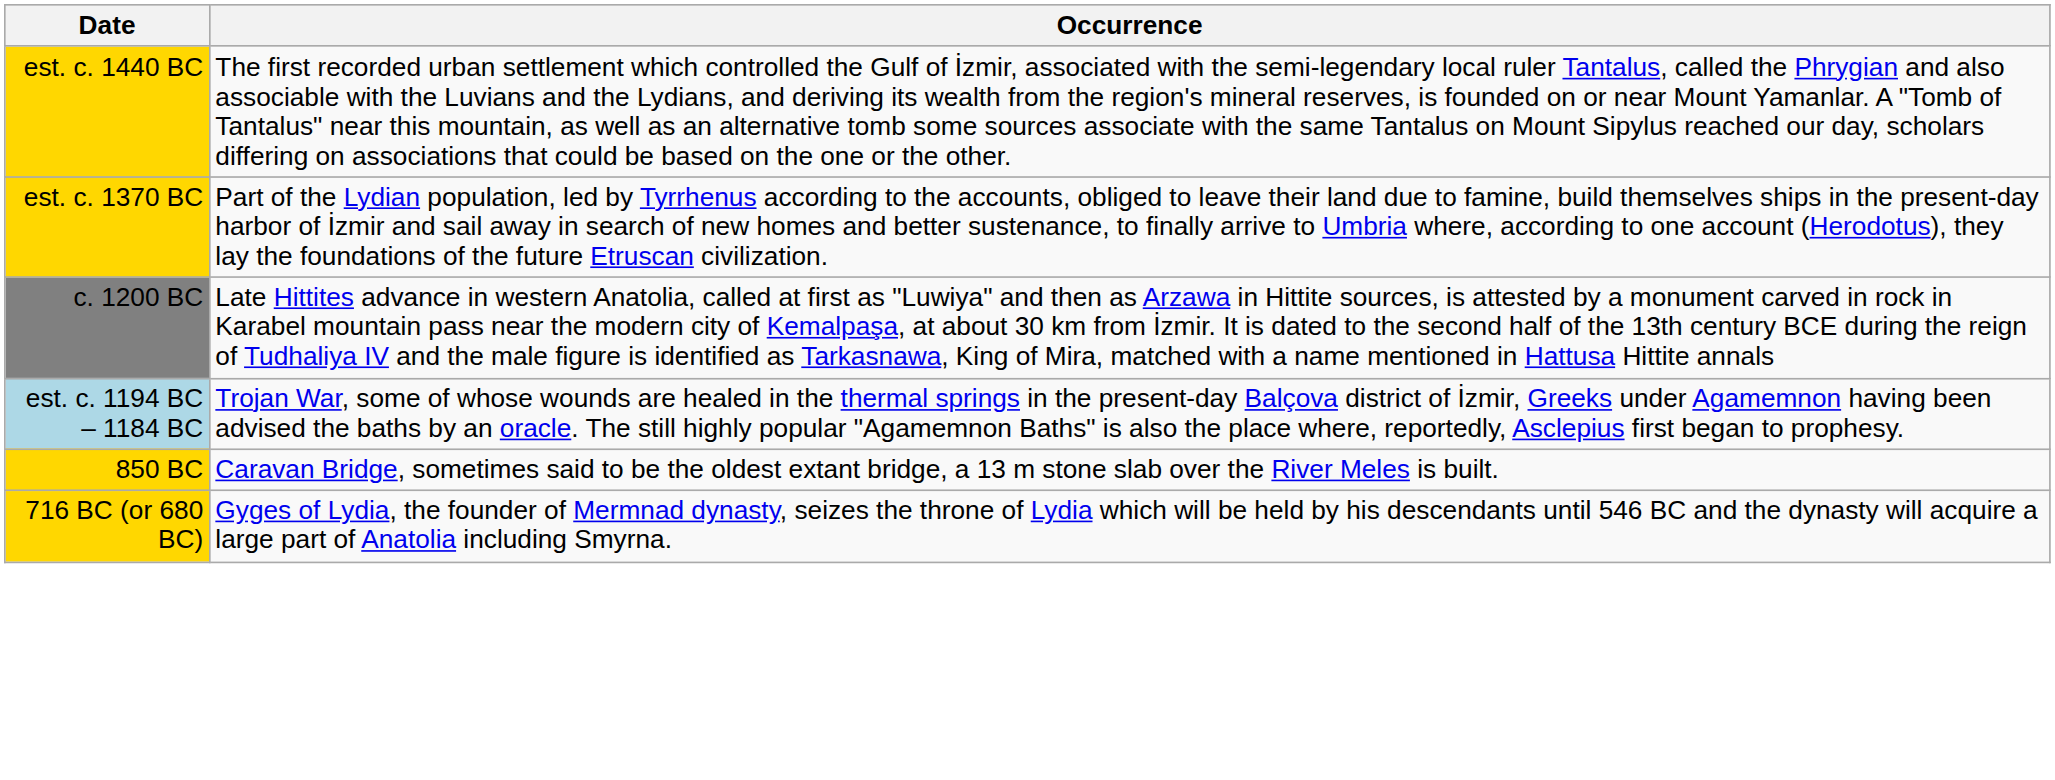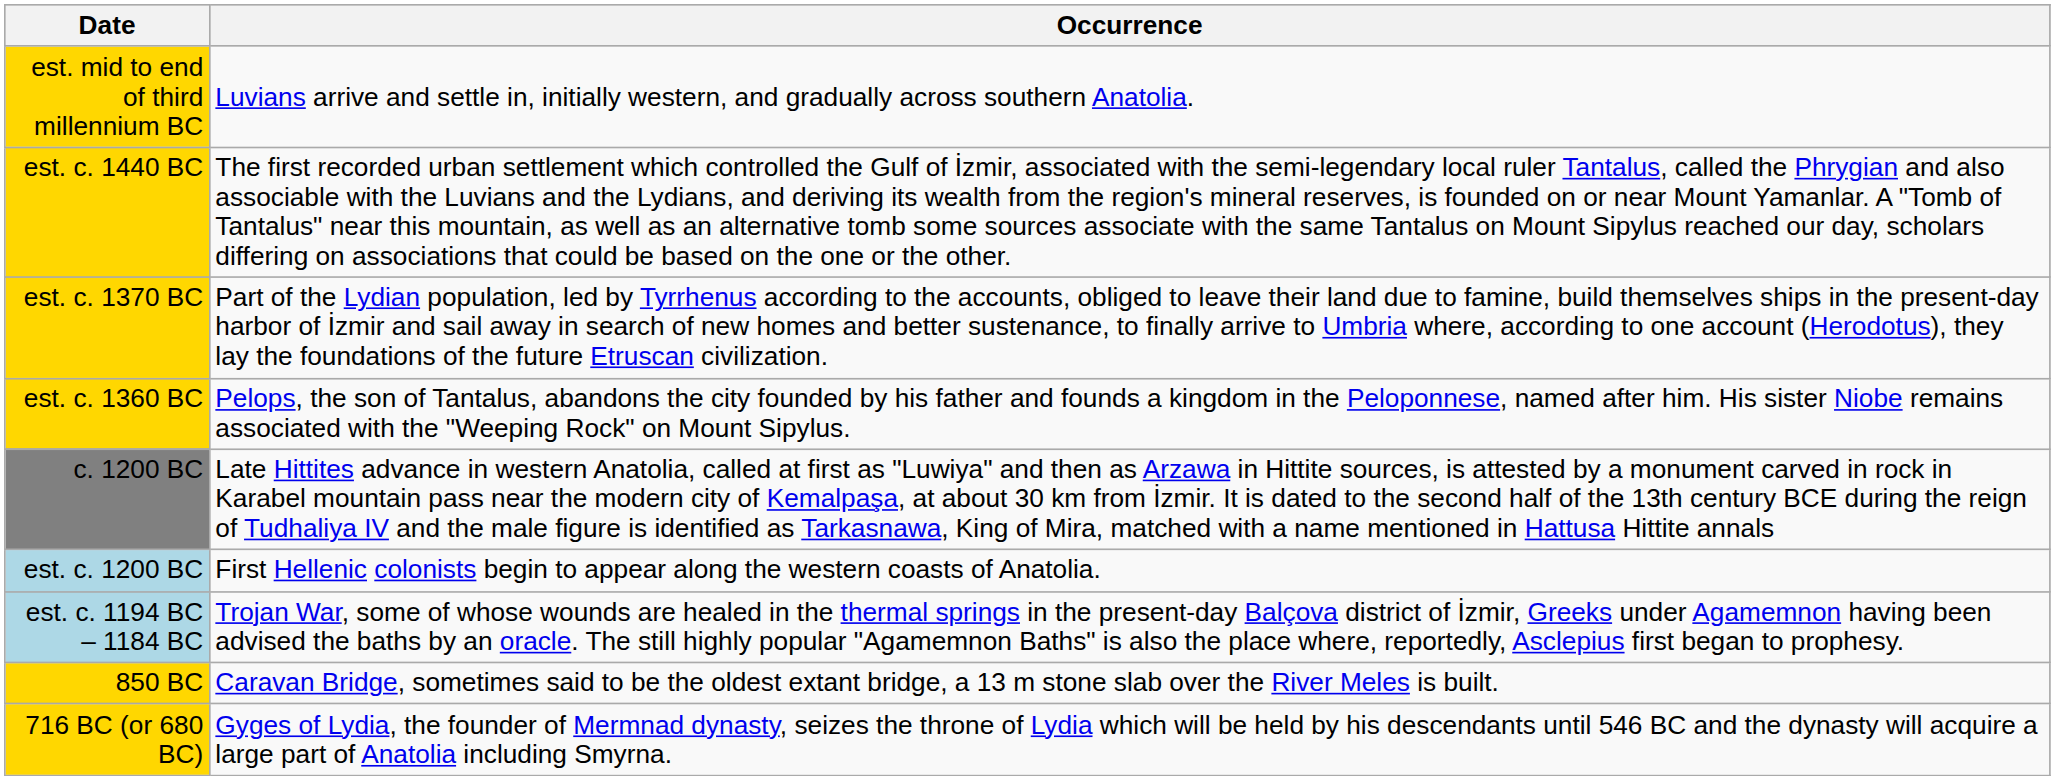+ row: (117, 96)
+ row: (114, 398)
+ row: (114, 570)
